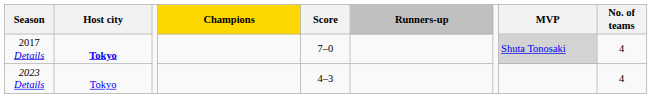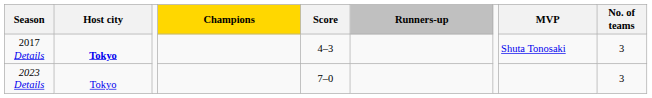(325, 49) 7–0 -> (325, 49) 4–3
(533, 49) lightgrey background -> (533, 49) no background
(622, 49) 4 -> (622, 49) 3
(325, 78) 4–3 -> (325, 78) 7–0
(622, 78) 4 -> (622, 78) 3
